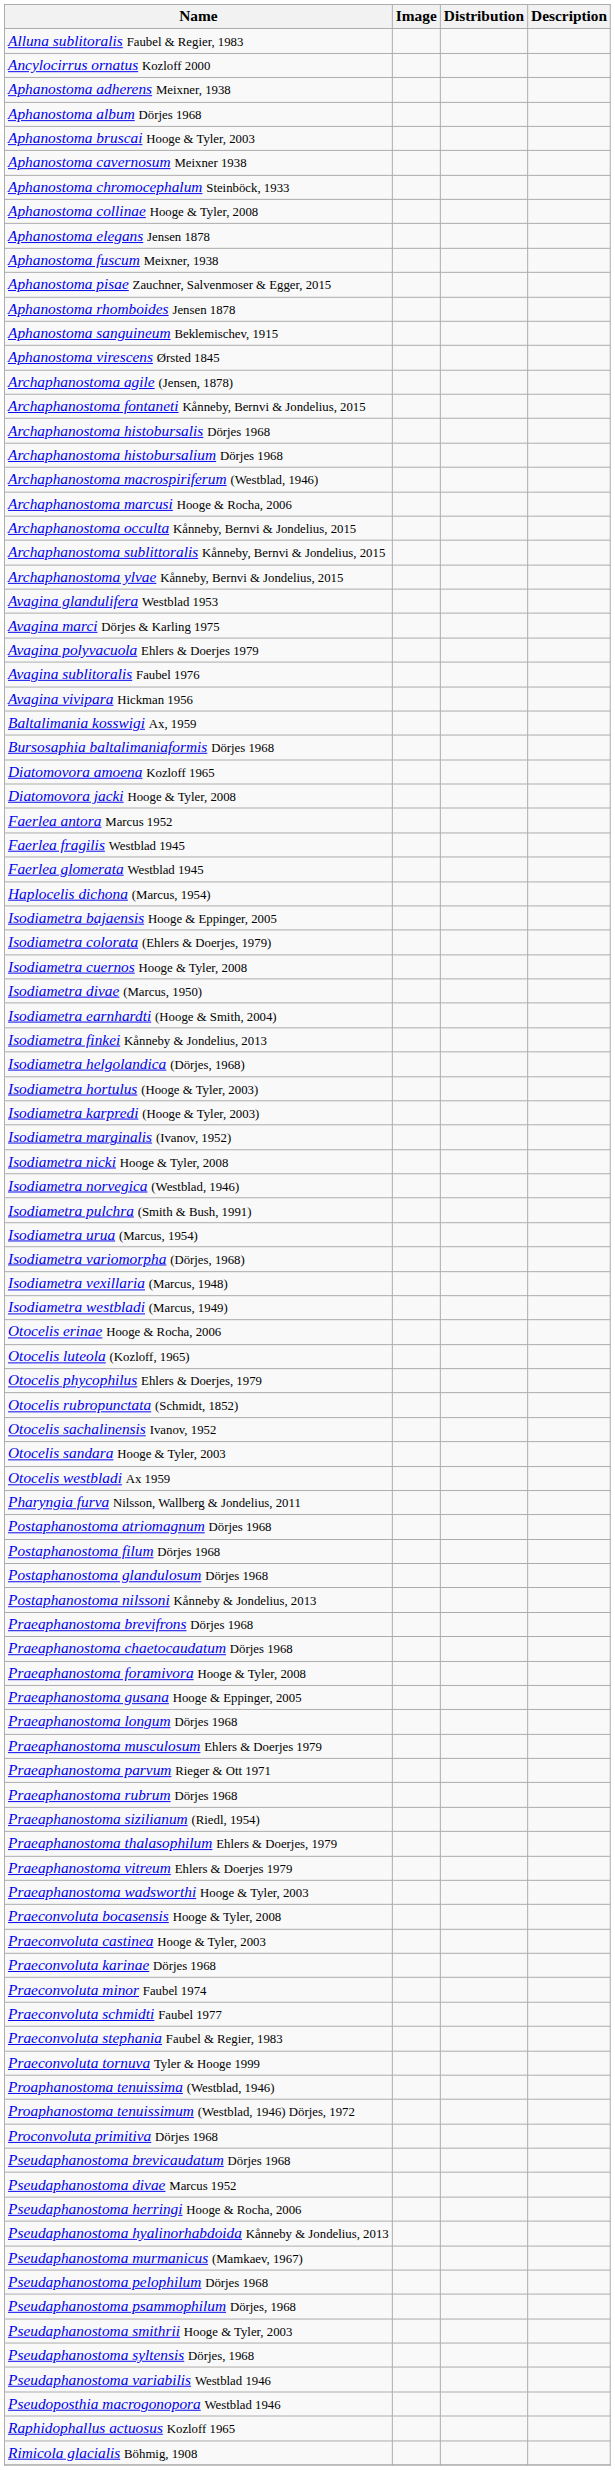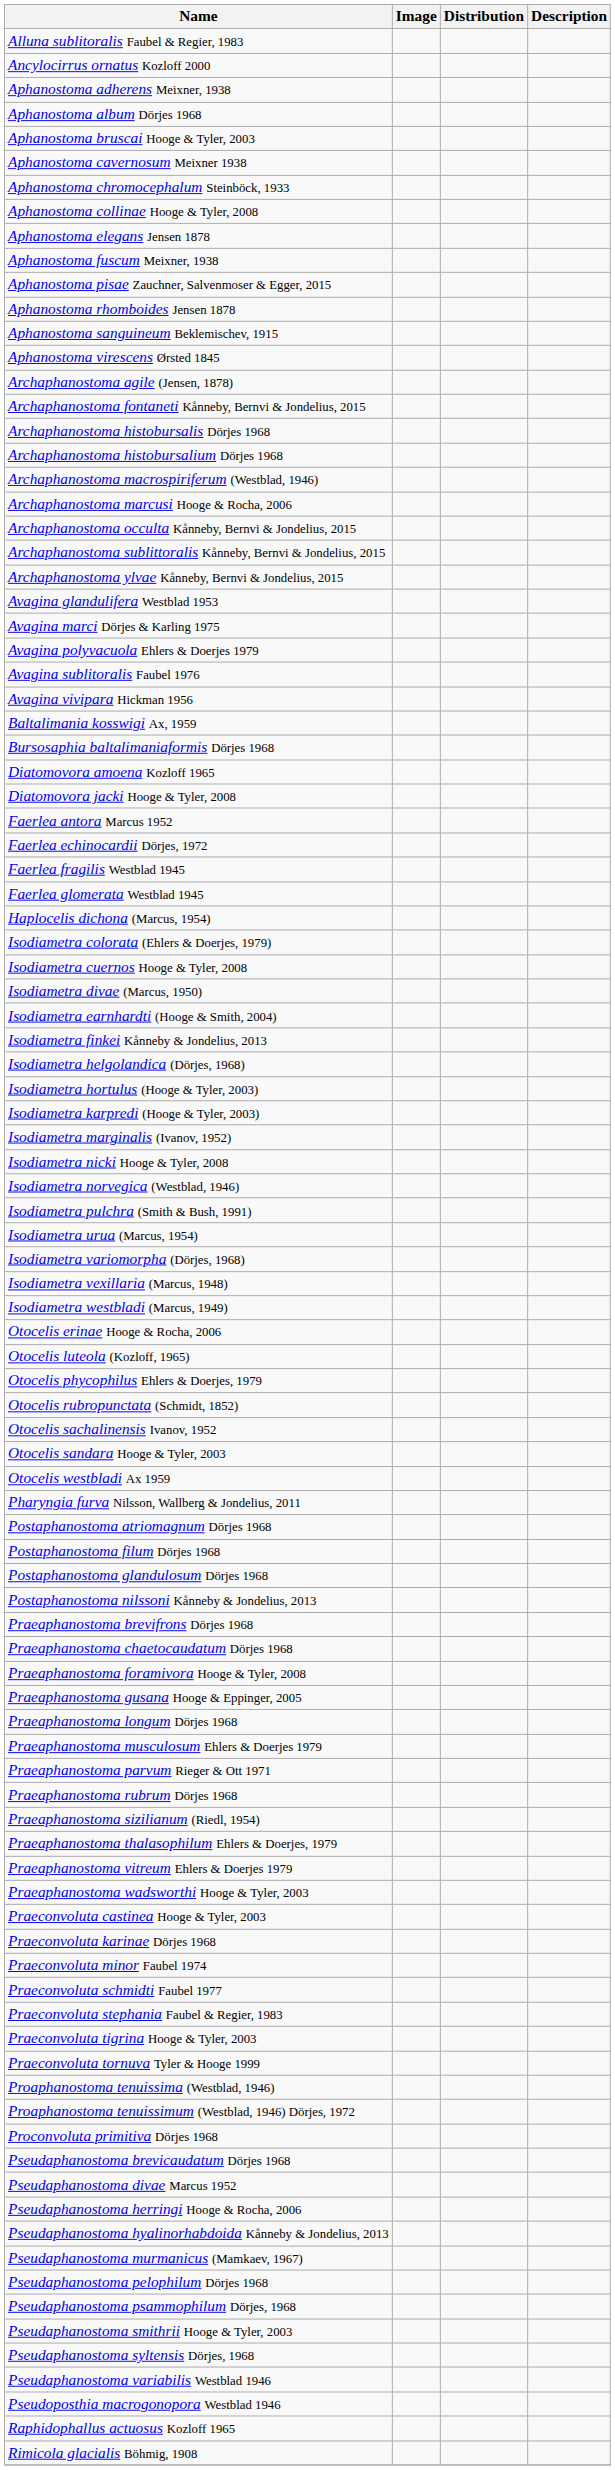+ row: (108, 844)
- row: (142, 917)
- row: (145, 1916)
+ row: (132, 2038)
